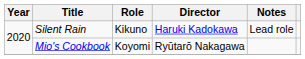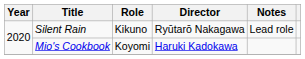(196, 29) Haruki Kadokawa -> (200, 29) Ryūtarō Nakagawa
(200, 46) Ryūtarō Nakagawa -> (196, 46) Haruki Kadokawa
